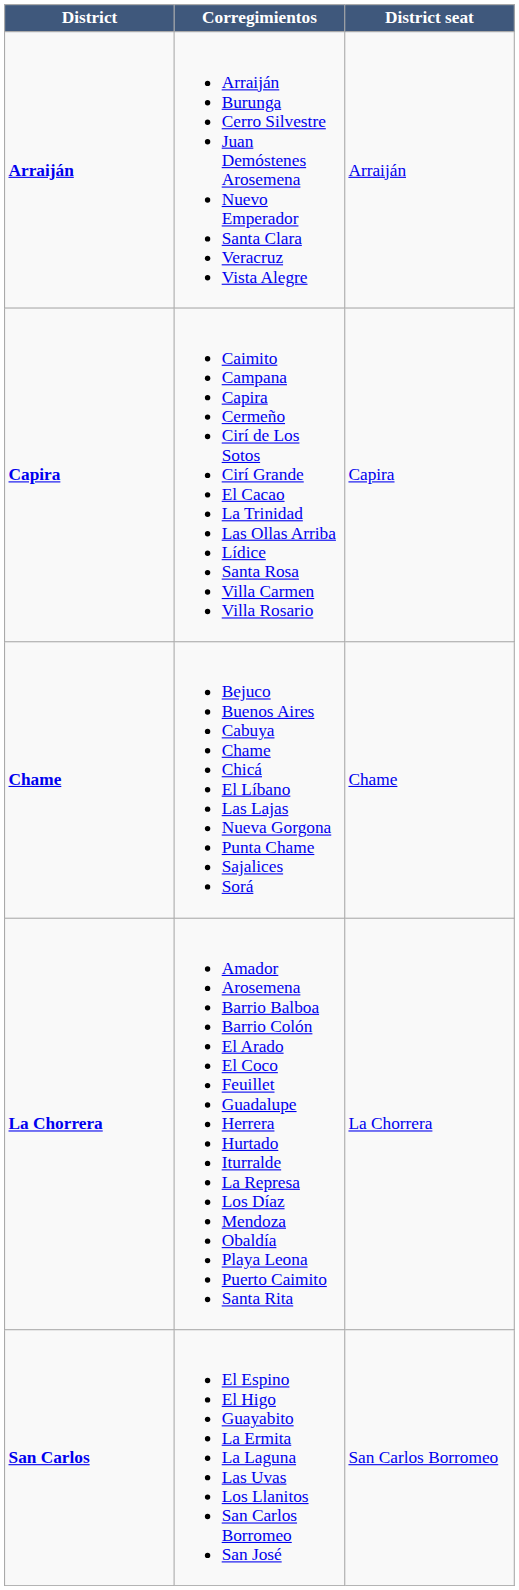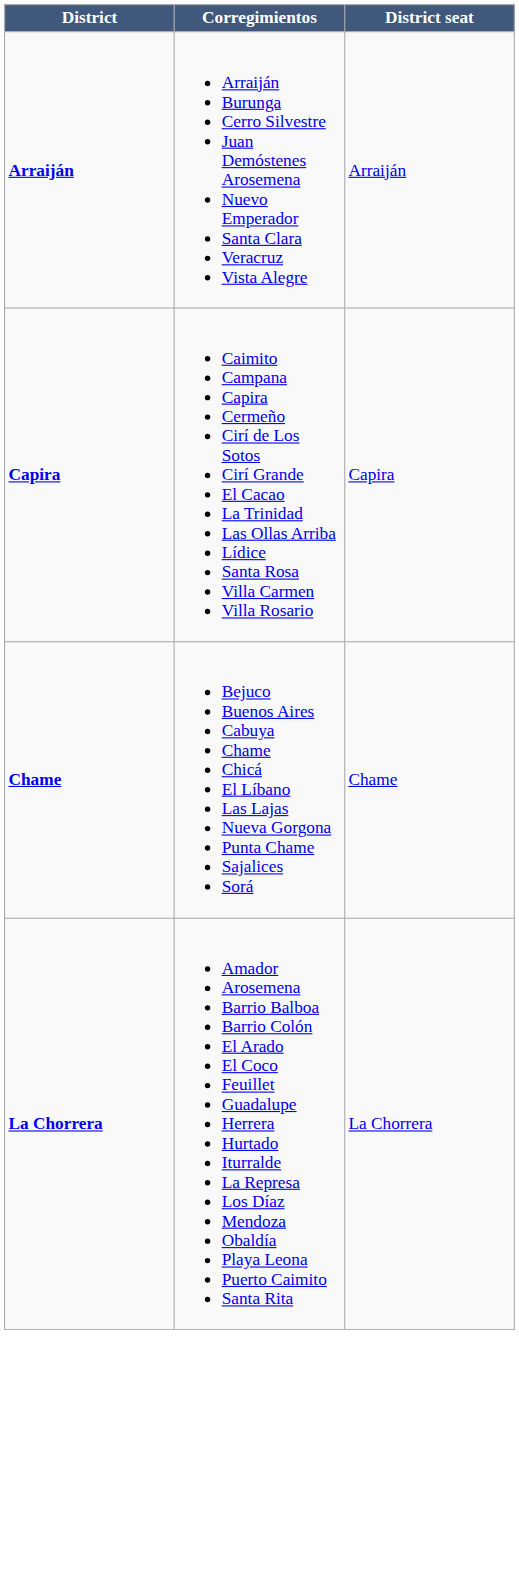- row: (49, 1457)
